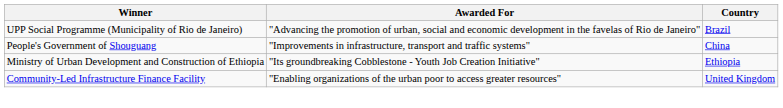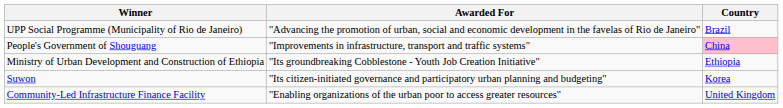(717, 45) no background -> (717, 45) pink background
+ row: (21, 78)
